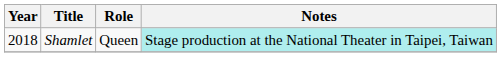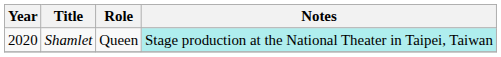(23, 39) 2018 -> (23, 39) 2020
